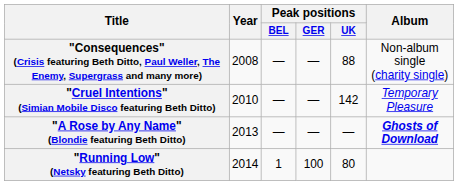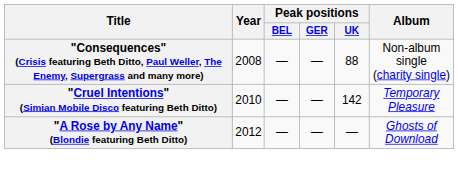(245, 132) 2013 -> (249, 132) 2012
(410, 132) bold -> (411, 132) normal
- row: (117, 164)
